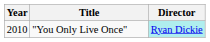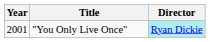(17, 29) 2010 -> (17, 29) 2001
